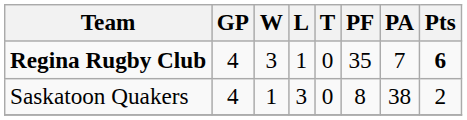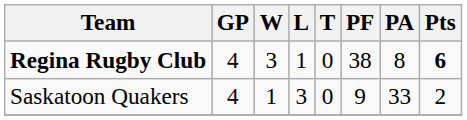(360, 59) 35 -> (360, 59) 38
(400, 59) 7 -> (400, 59) 8
(360, 96) 8 -> (360, 96) 9
(400, 96) 38 -> (400, 96) 33
